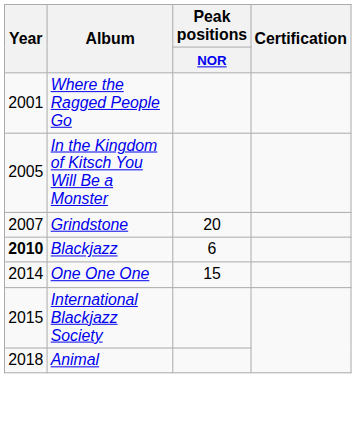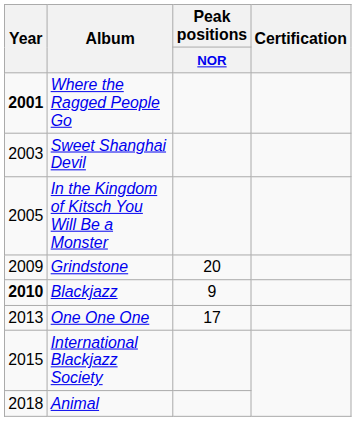(26, 102) normal -> (26, 102) bold
+ row: (108, 154)
(26, 224) 2007 -> (26, 267) 2009
(212, 249) 6 -> (212, 292) 9
(26, 274) 2014 -> (26, 317) 2013
(212, 274) 15 -> (212, 317) 17
